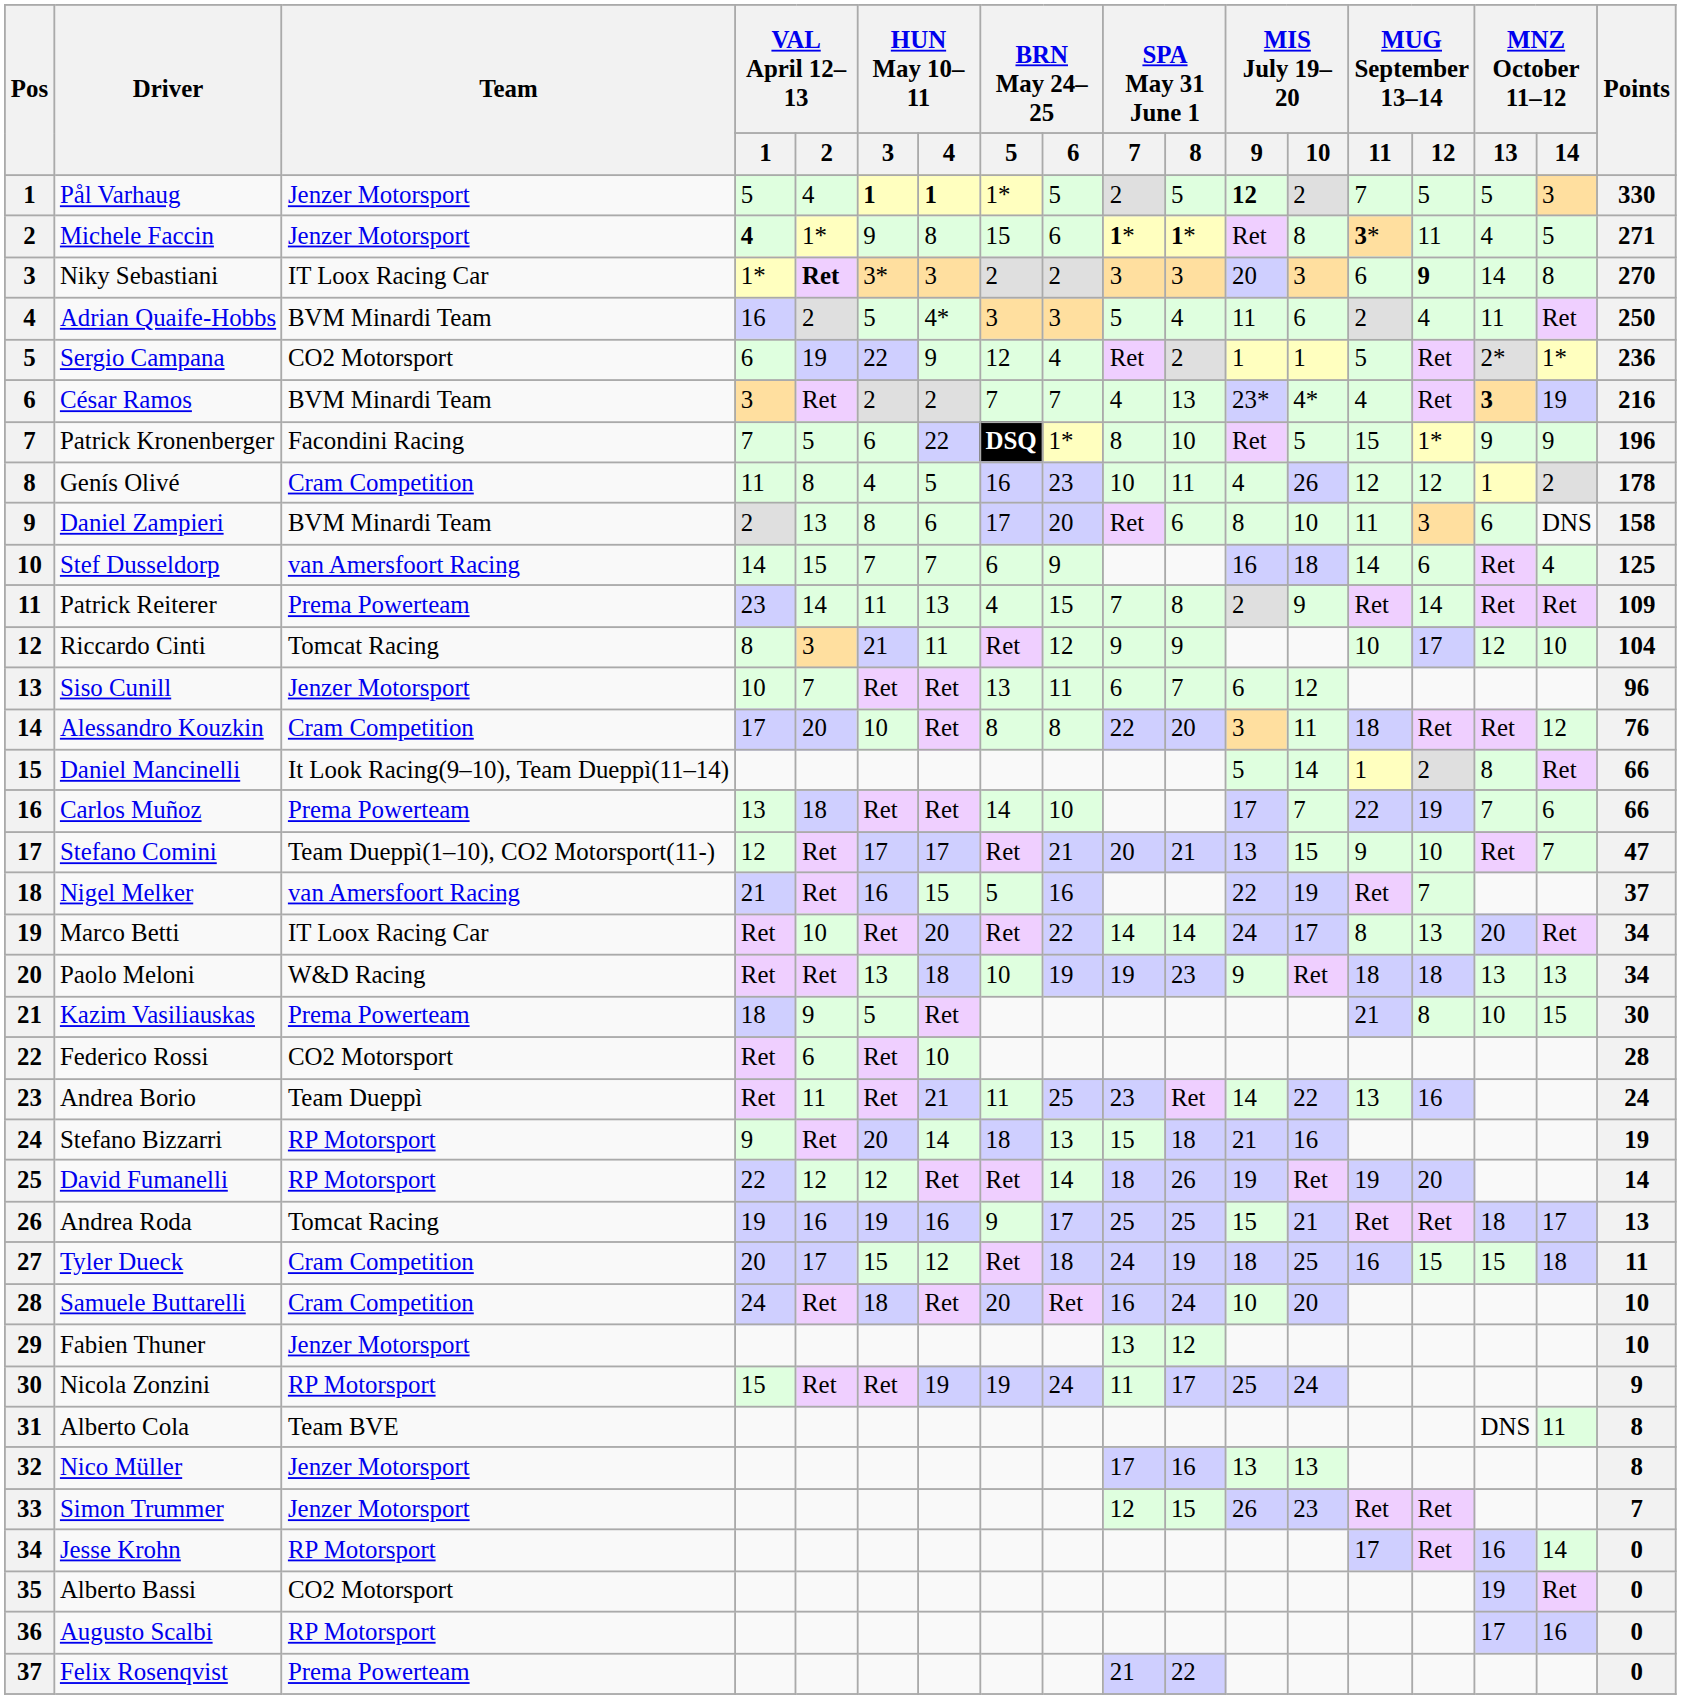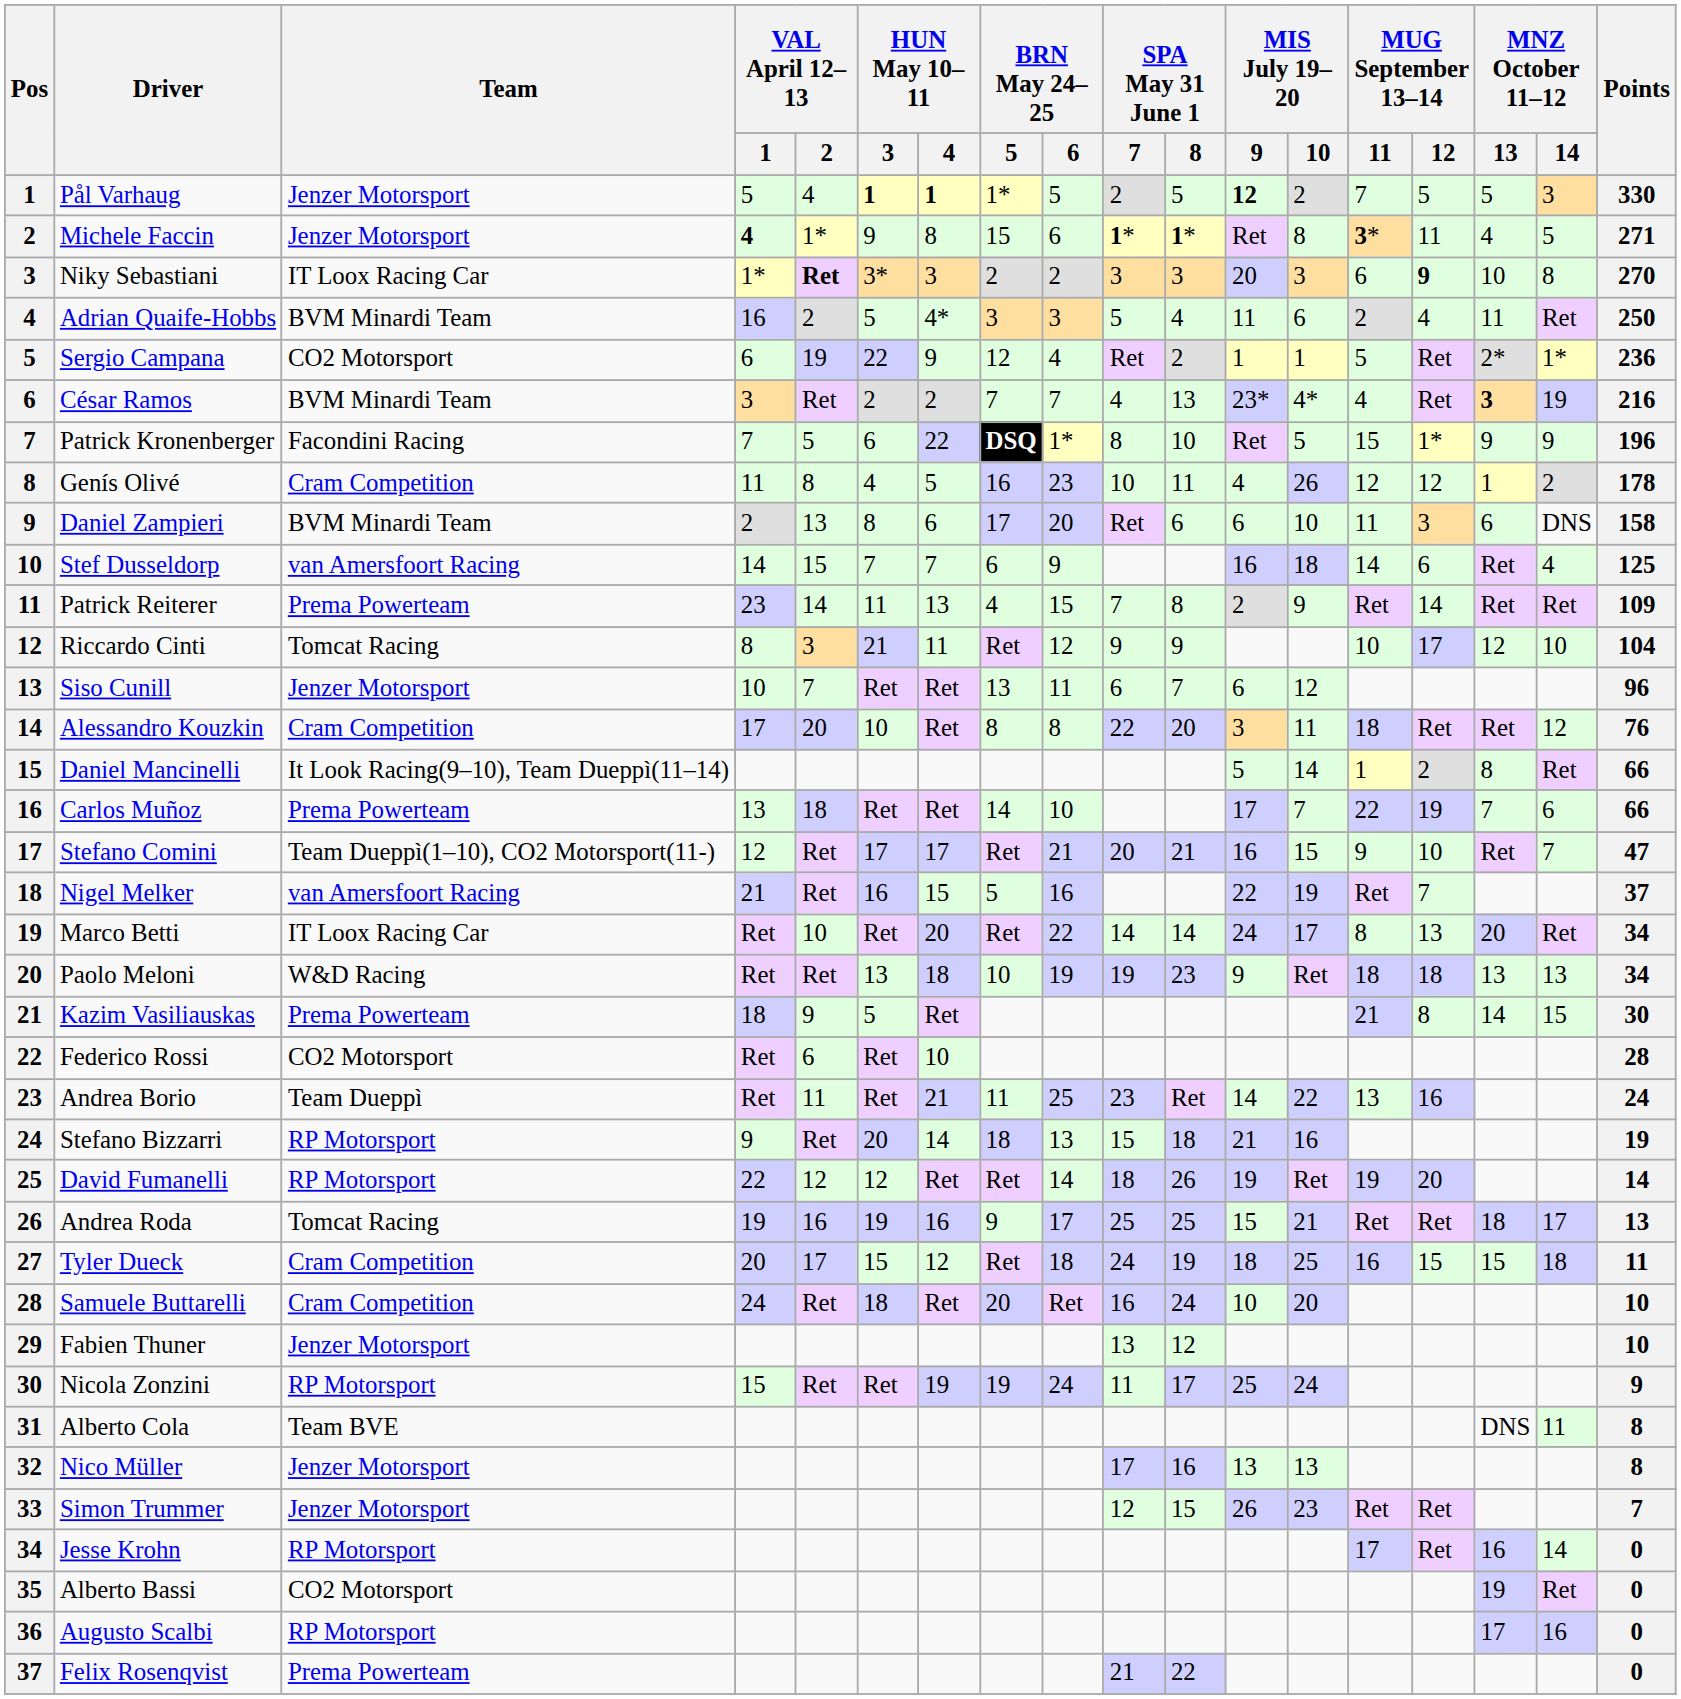(1493, 276) 14 -> (1493, 276) 10
(1238, 523) 8 -> (1238, 523) 6
(1245, 851) 13 -> (1245, 851) 16
(1493, 1015) 10 -> (1493, 1015) 14
